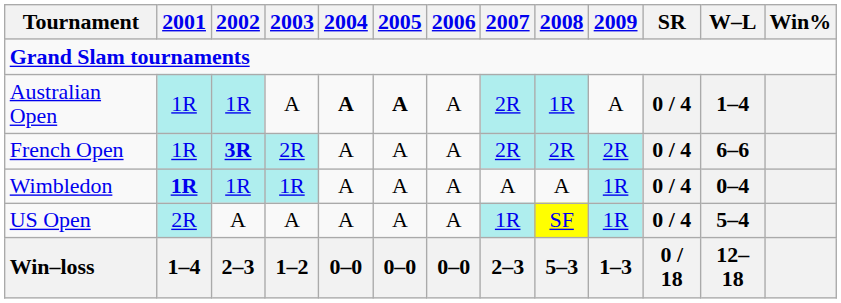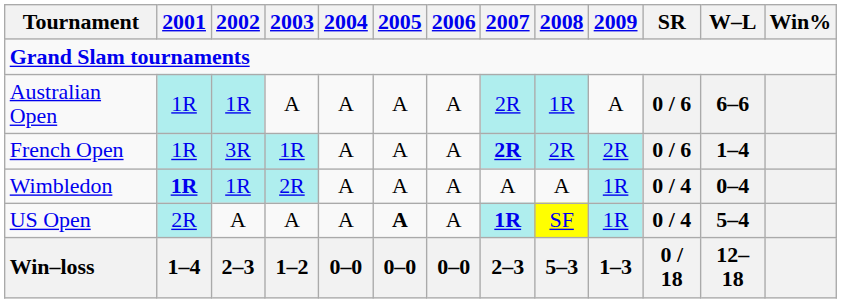(346, 103) bold -> (346, 103) normal
(400, 103) bold -> (400, 103) normal
(672, 103) 0 / 4 -> (672, 103) 0 / 6
(733, 103) 1–4 -> (733, 103) 6–6
(238, 150) bold -> (238, 150) normal
(292, 150) 2R -> (292, 150) 1R
(508, 150) normal -> (508, 150) bold
(672, 150) 0 / 4 -> (672, 150) 0 / 6
(733, 150) 6–6 -> (733, 150) 1–4
(292, 185) 1R -> (292, 185) 2R
(400, 220) normal -> (400, 220) bold
(508, 220) normal -> (508, 220) bold
